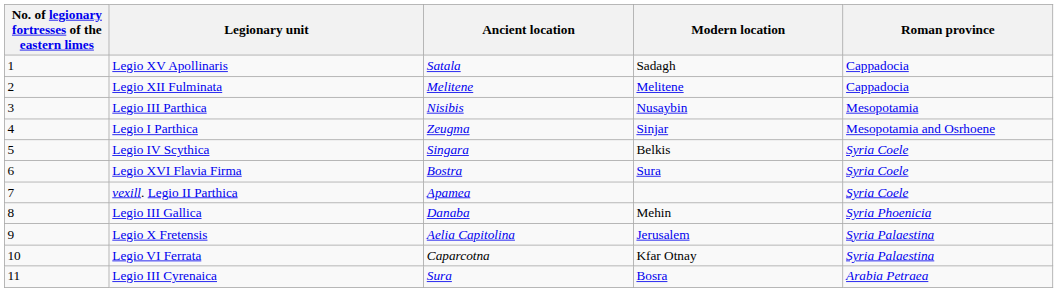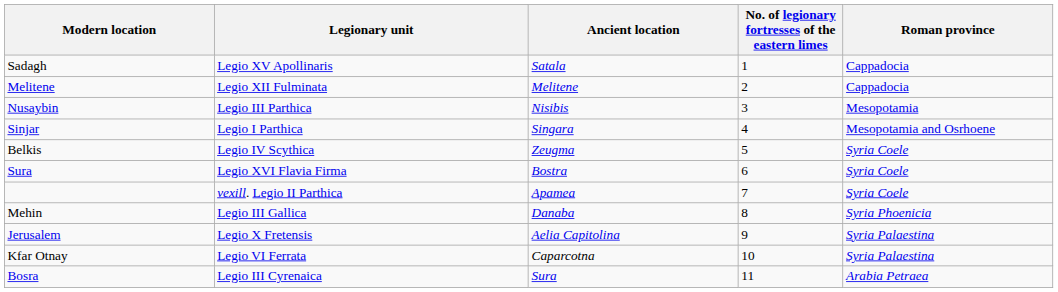columns swapped: (57, 29) <-> (738, 29)
(448, 129) Zeugma -> (553, 129) Singara
(448, 150) Singara -> (553, 150) Zeugma
